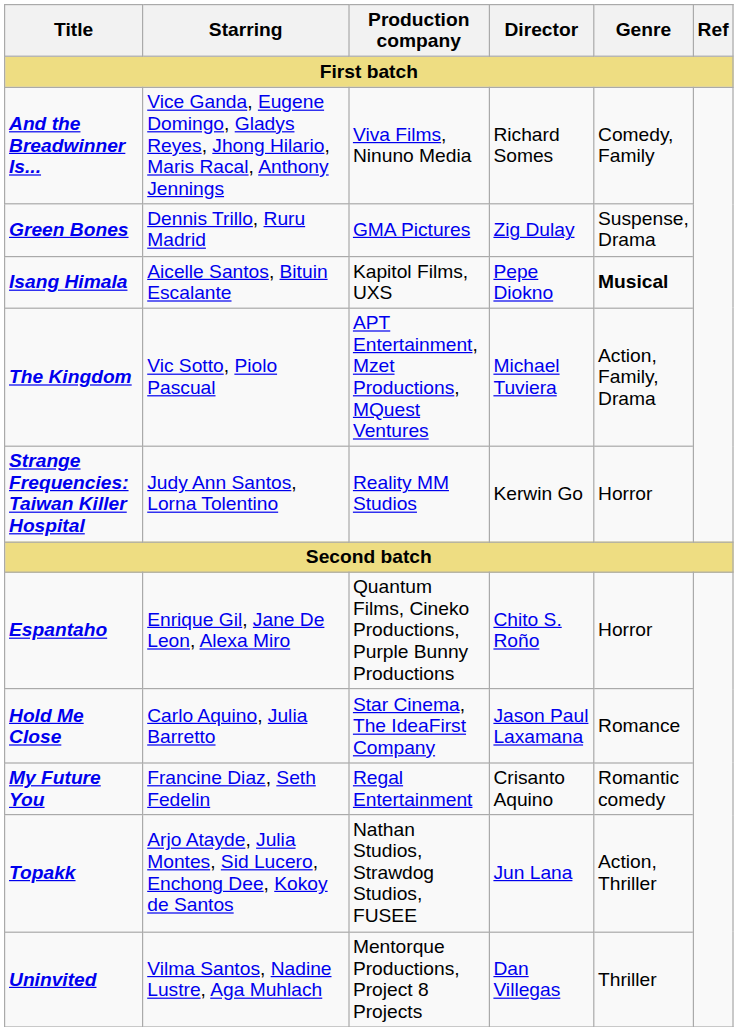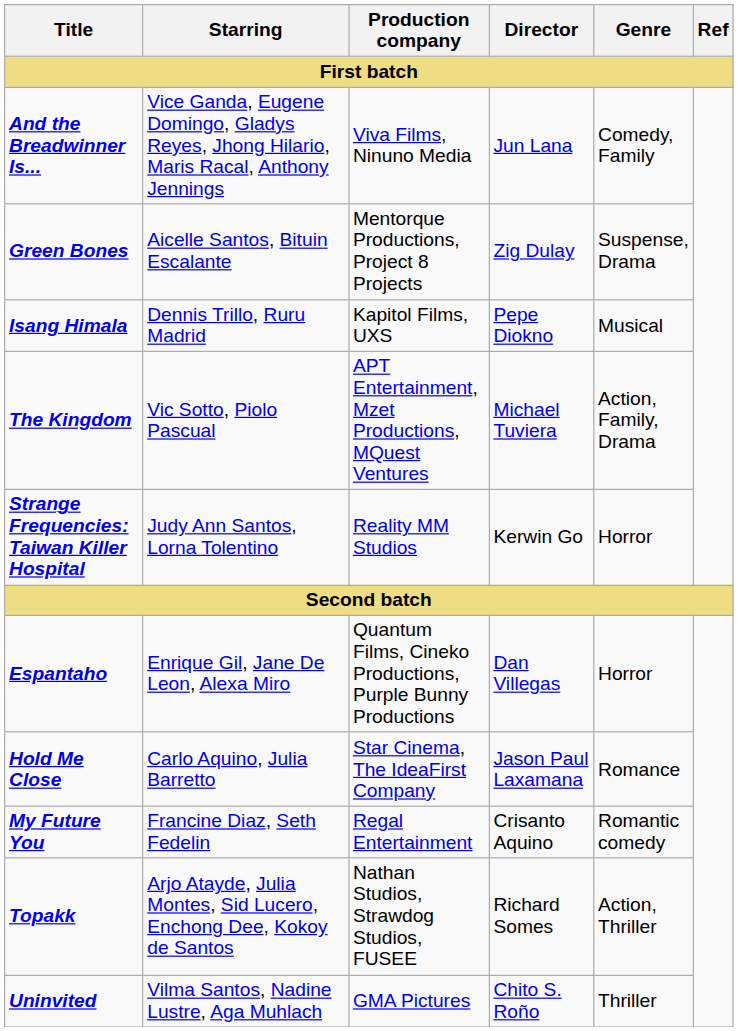(526, 145) Richard Somes -> (533, 145) Jun Lana
(226, 229) Dennis Trillo, Ruru Madrid -> (237, 251) Aicelle Santos, Bituin Escalante
(412, 229) GMA Pictures -> (406, 251) Mentorque Productions, Project 8 Projects
(237, 281) Aicelle Santos, Bituin Escalante -> (226, 325) Dennis Trillo, Ruru Madrid
(633, 281) bold -> (631, 325) normal
(528, 630) Chito S. Roño -> (527, 673) Dan Villegas
(533, 873) Jun Lana -> (526, 916) Richard Somes
(406, 979) Mentorque Productions, Project 8 Projects -> (412, 1000) GMA Pictures
(527, 979) Dan Villegas -> (528, 1000) Chito S. Roño
